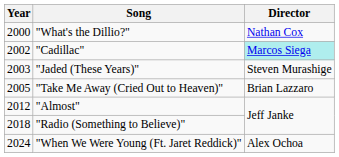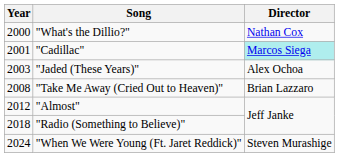(19, 50) 2002 -> (19, 50) 2001
(289, 69) Steven Murashige -> (275, 69) Alex Ochoa
(19, 87) 2005 -> (19, 87) 2008
(275, 143) Alex Ochoa -> (289, 143) Steven Murashige
